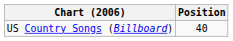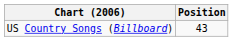(202, 29) 40 -> (202, 29) 43
